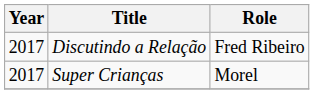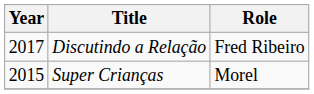(26, 74) 2017 -> (26, 74) 2015
